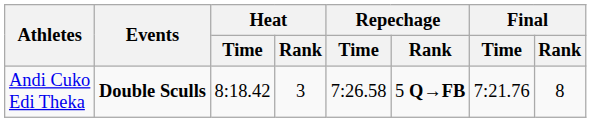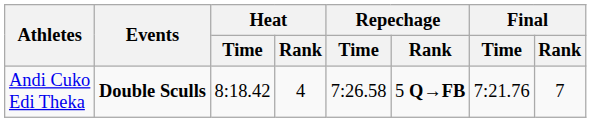(301, 91) 3 -> (301, 91) 4
(560, 91) 8 -> (560, 91) 7
